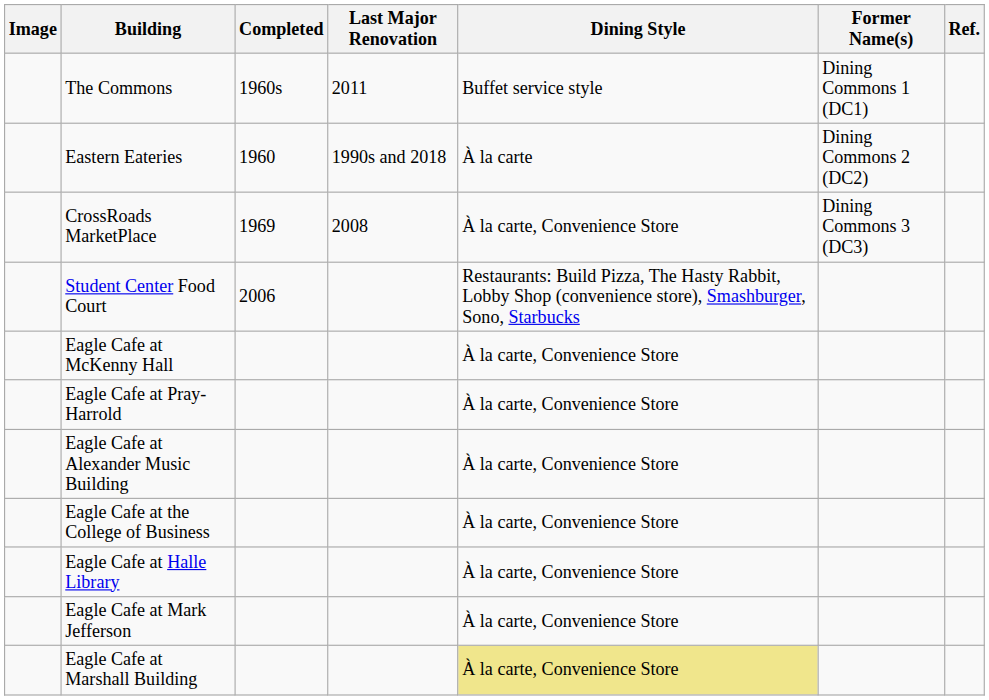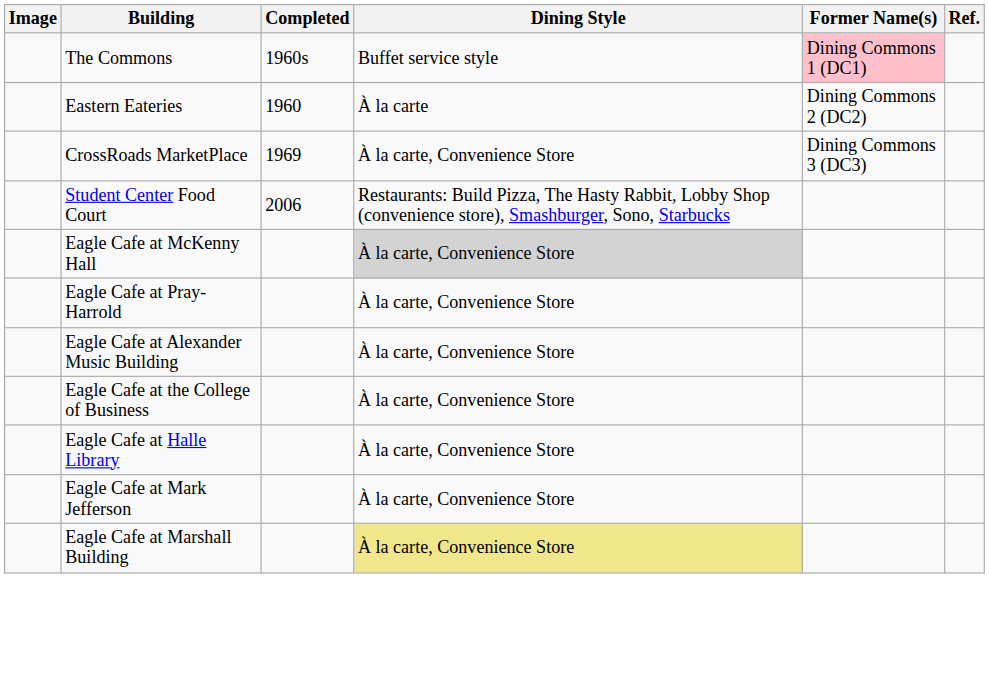- column: (393, 29)
(866, 88) no background -> (871, 57) pink background
(570, 355) no background -> (466, 253) lightgrey background
